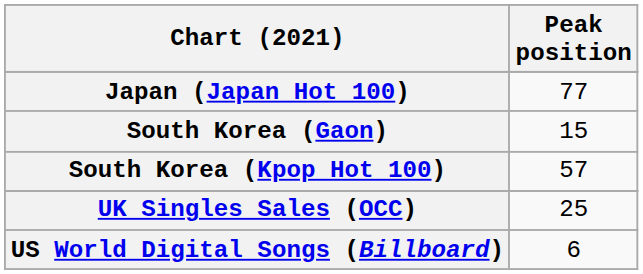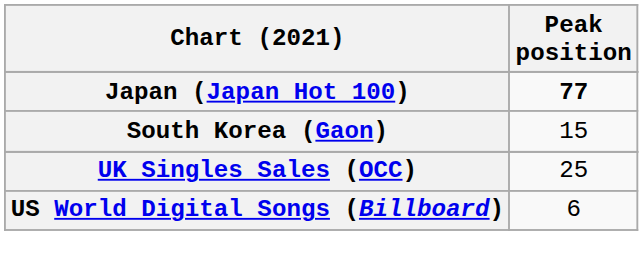(574, 92) normal -> (574, 92) bold
- row: (257, 171)
